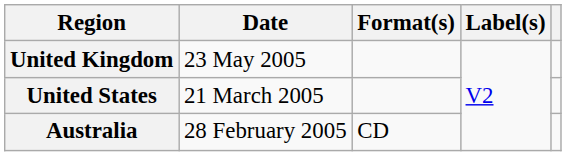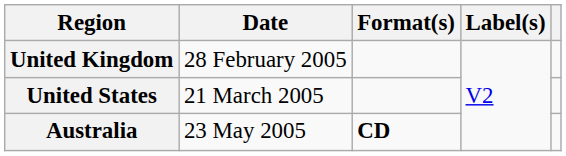(245, 58) 23 May 2005 -> (265, 58) 28 February 2005
(265, 131) 28 February 2005 -> (245, 131) 23 May 2005
(373, 131) normal -> (374, 131) bold
